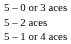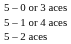rows swapped: (40, 37) <-> (30, 22)
